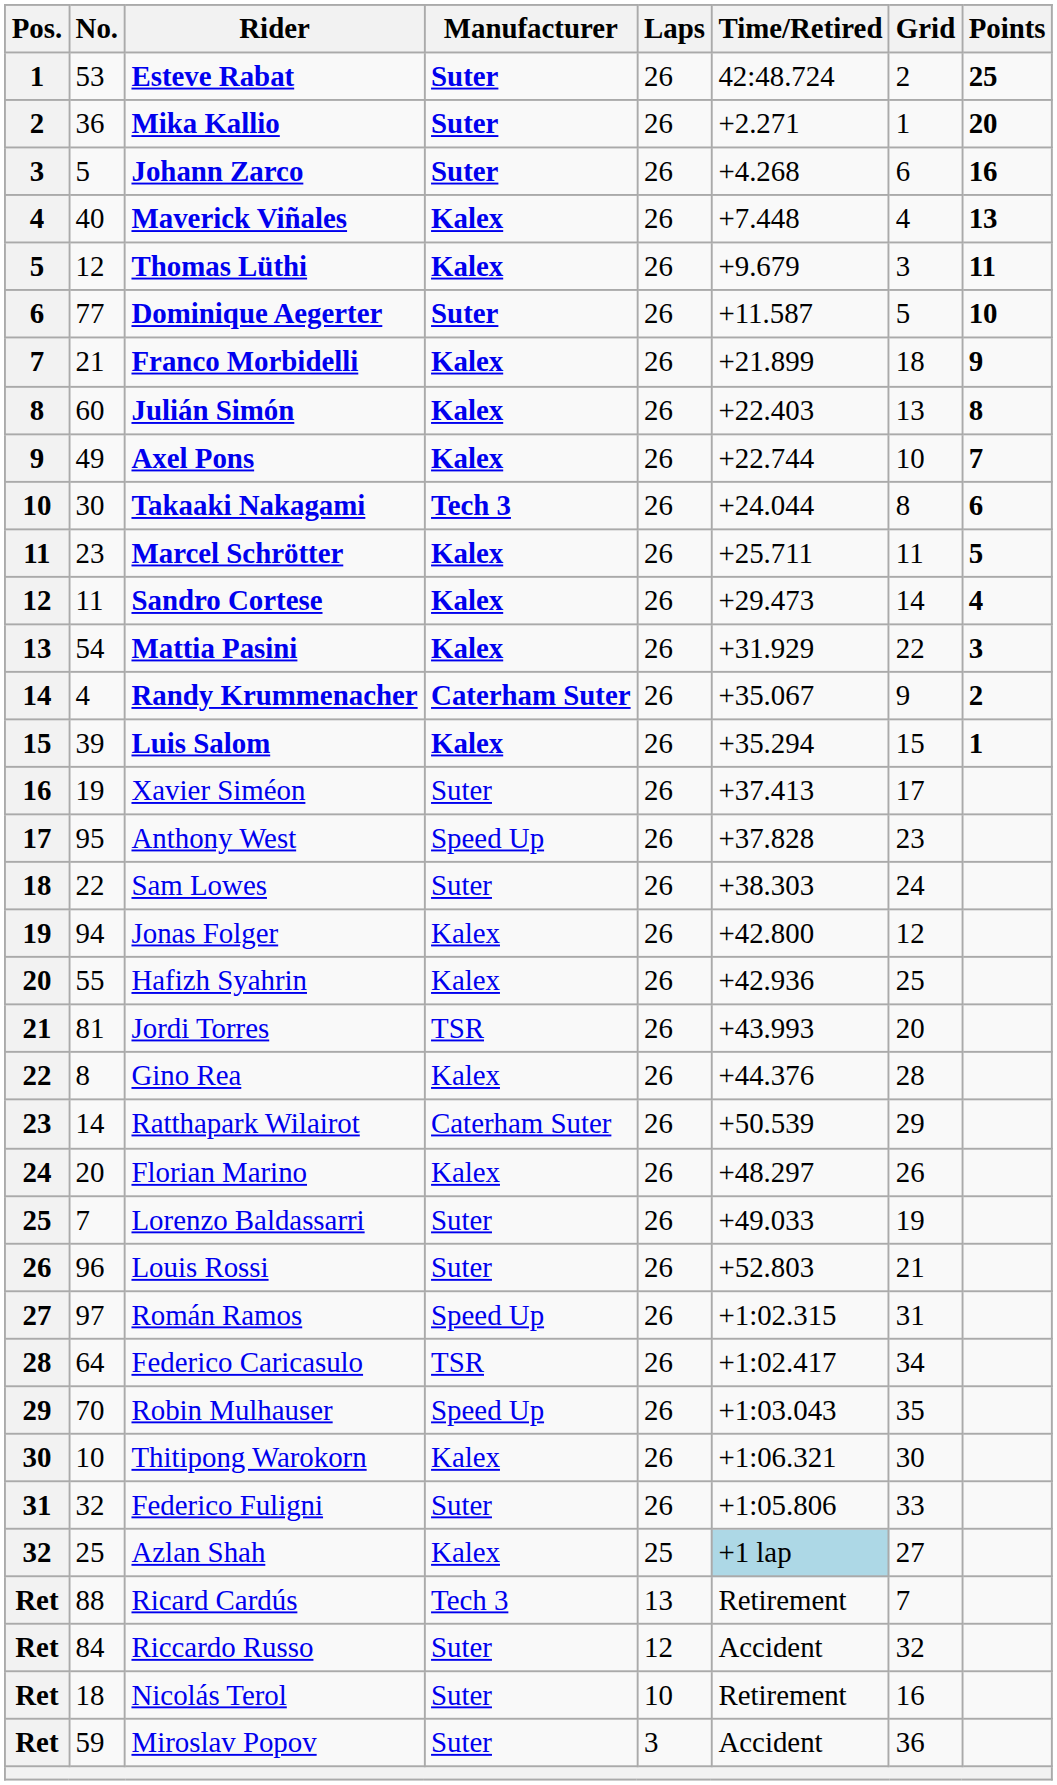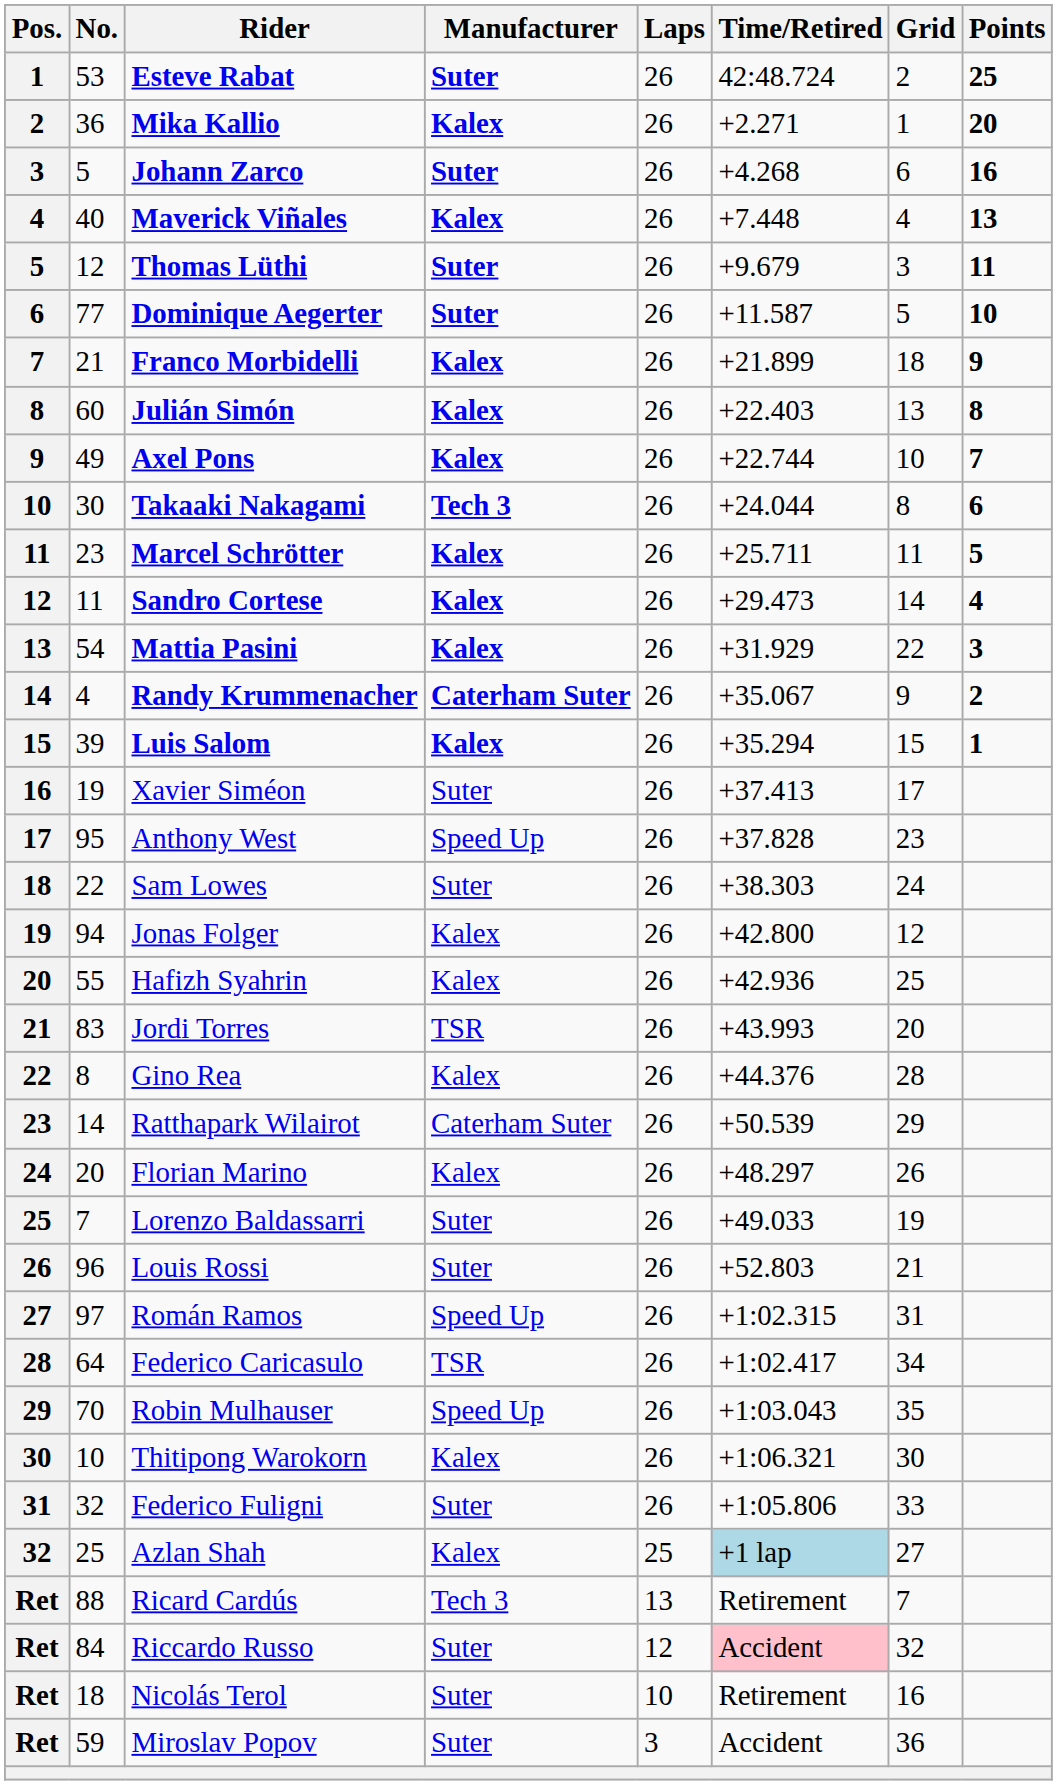(465, 123) Suter -> (467, 123) Kalex
(467, 266) Kalex -> (465, 266) Suter
(90, 1028) 81 -> (90, 1028) 83
(771, 1647) no background -> (771, 1647) pink background
